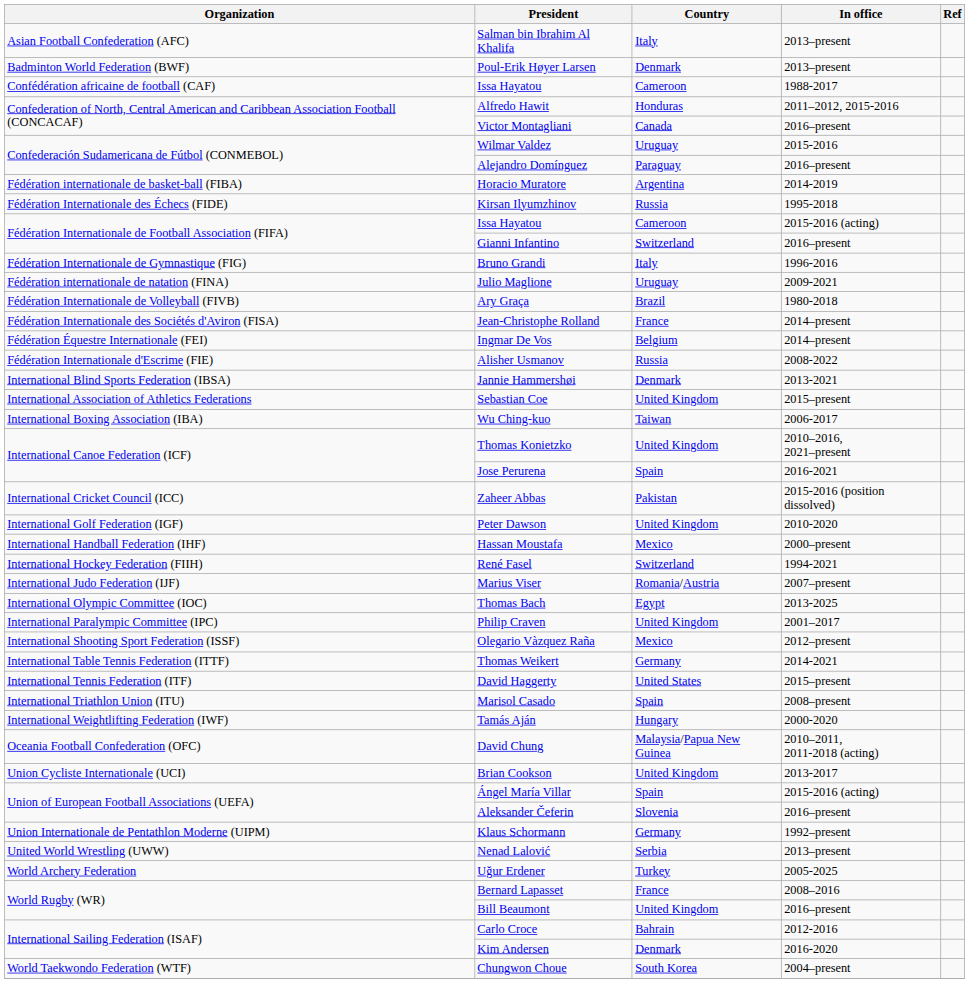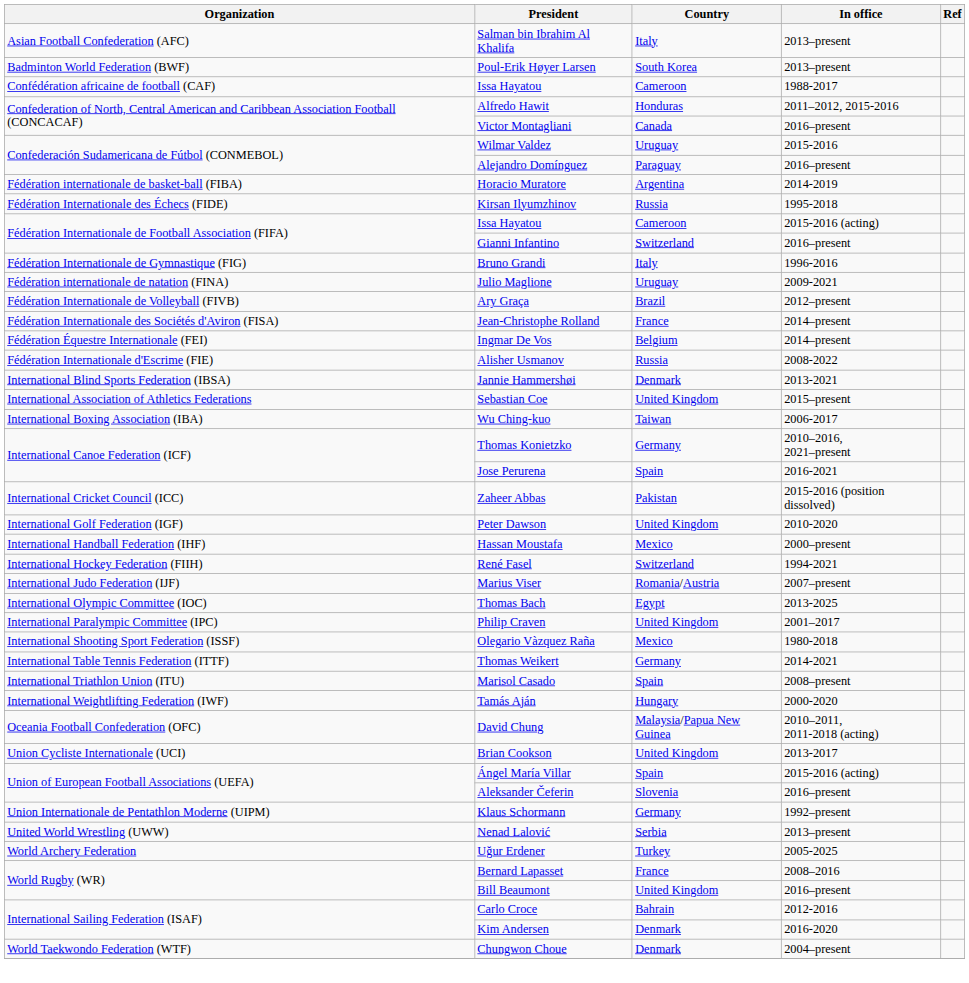(658, 67) Denmark -> (666, 67) South Korea
(811, 301) 1980-2018 -> (817, 301) 2012–present
(677, 445) United Kingdom -> (658, 445) Germany
(817, 642) 2012–present -> (811, 642) 1980-2018
- row: (99, 681)
(666, 968) South Korea -> (658, 948) Denmark
